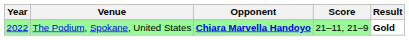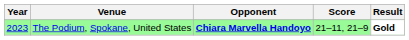(17, 28) 2022 -> (17, 28) 2023
